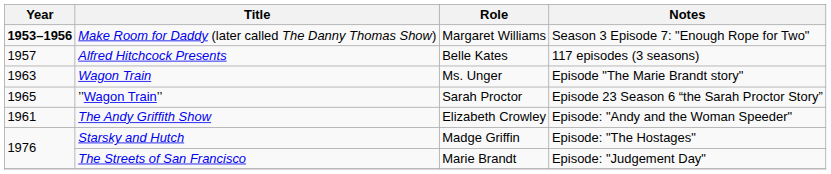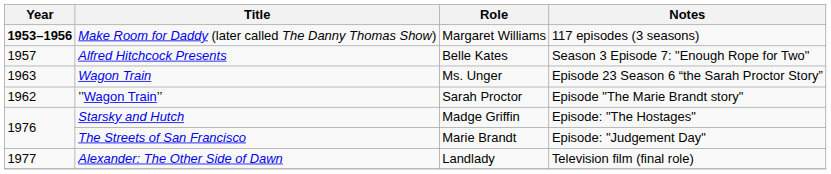(681, 35) Season 3 Episode 7: "Enough Rope for Two" -> (626, 35) 117 episodes (3 seasons)
(626, 55) 117 episodes (3 seasons) -> (681, 55) Season 3 Episode 7: "Enough Rope for Two"
(648, 76) Episode "The Marie Brandt story" -> (687, 76) Episode 23 Season 6 “the Sarah Proctor Story”
(22, 96) 1965 -> (22, 96) 1962
(687, 96) Episode 23 Season 6 “the Sarah Proctor Story” -> (648, 96) Episode "The Marie Brandt story"
- row: (145, 117)
+ row: (181, 158)
